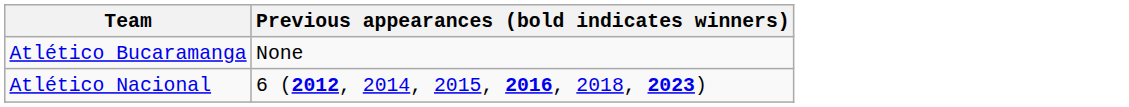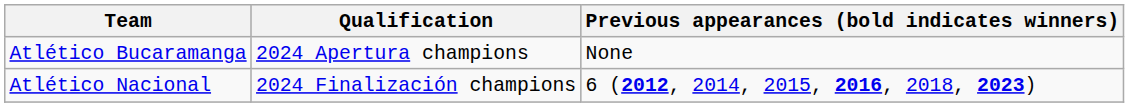+ column: (416, 21)
